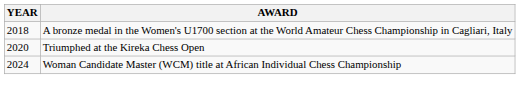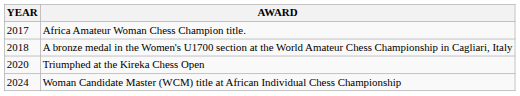+ row: (144, 30)
